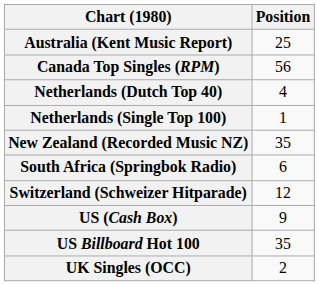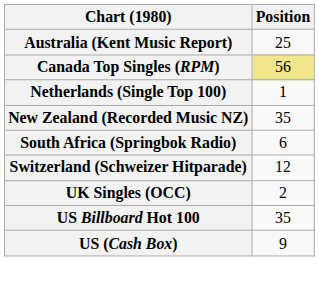(283, 67) no background -> (283, 67) khaki background
- row: (128, 92)
rows swapped: (128, 268) <-> (128, 218)
